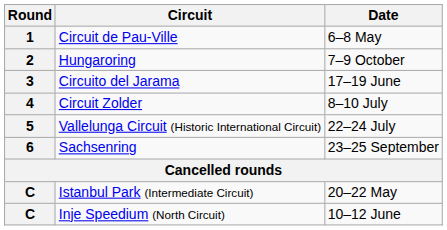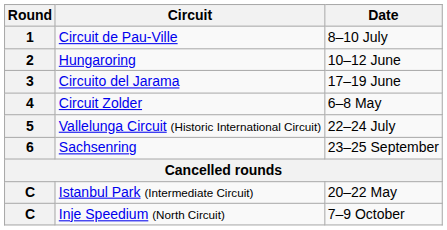(355, 37) 6–8 May -> (358, 37) 8–10 July
(366, 59) 7–9 October -> (364, 59) 10–12 June
(358, 103) 8–10 July -> (355, 103) 6–8 May
(364, 214) 10–12 June -> (366, 214) 7–9 October
